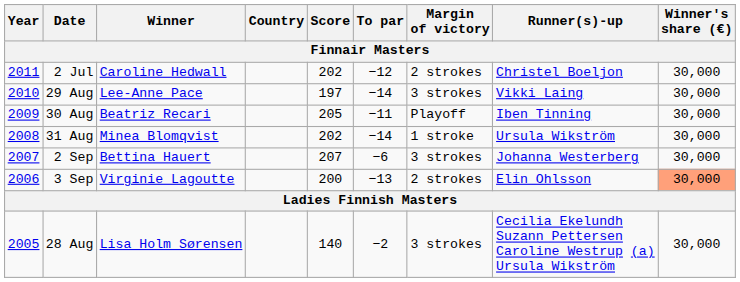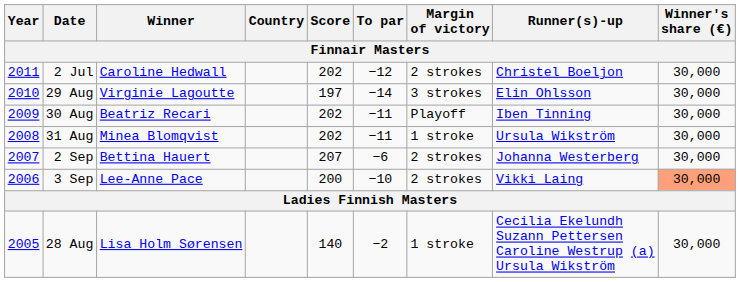(151, 95) Lee-Anne Pace -> (167, 95) Virginie Lagoutte
(540, 95) Vikki Laing -> (544, 95) Elin Ohlsson
(330, 116) 205 -> (330, 116) 202
(380, 137) −14 -> (380, 137) −11
(446, 159) 3 strokes -> (446, 159) 2 strokes
(167, 180) Virginie Lagoutte -> (151, 180) Lee-Anne Pace
(380, 180) −13 -> (380, 180) −10
(544, 180) Elin Ohlsson -> (540, 180) Vikki Laing
(446, 245) 3 strokes -> (442, 245) 1 stroke
